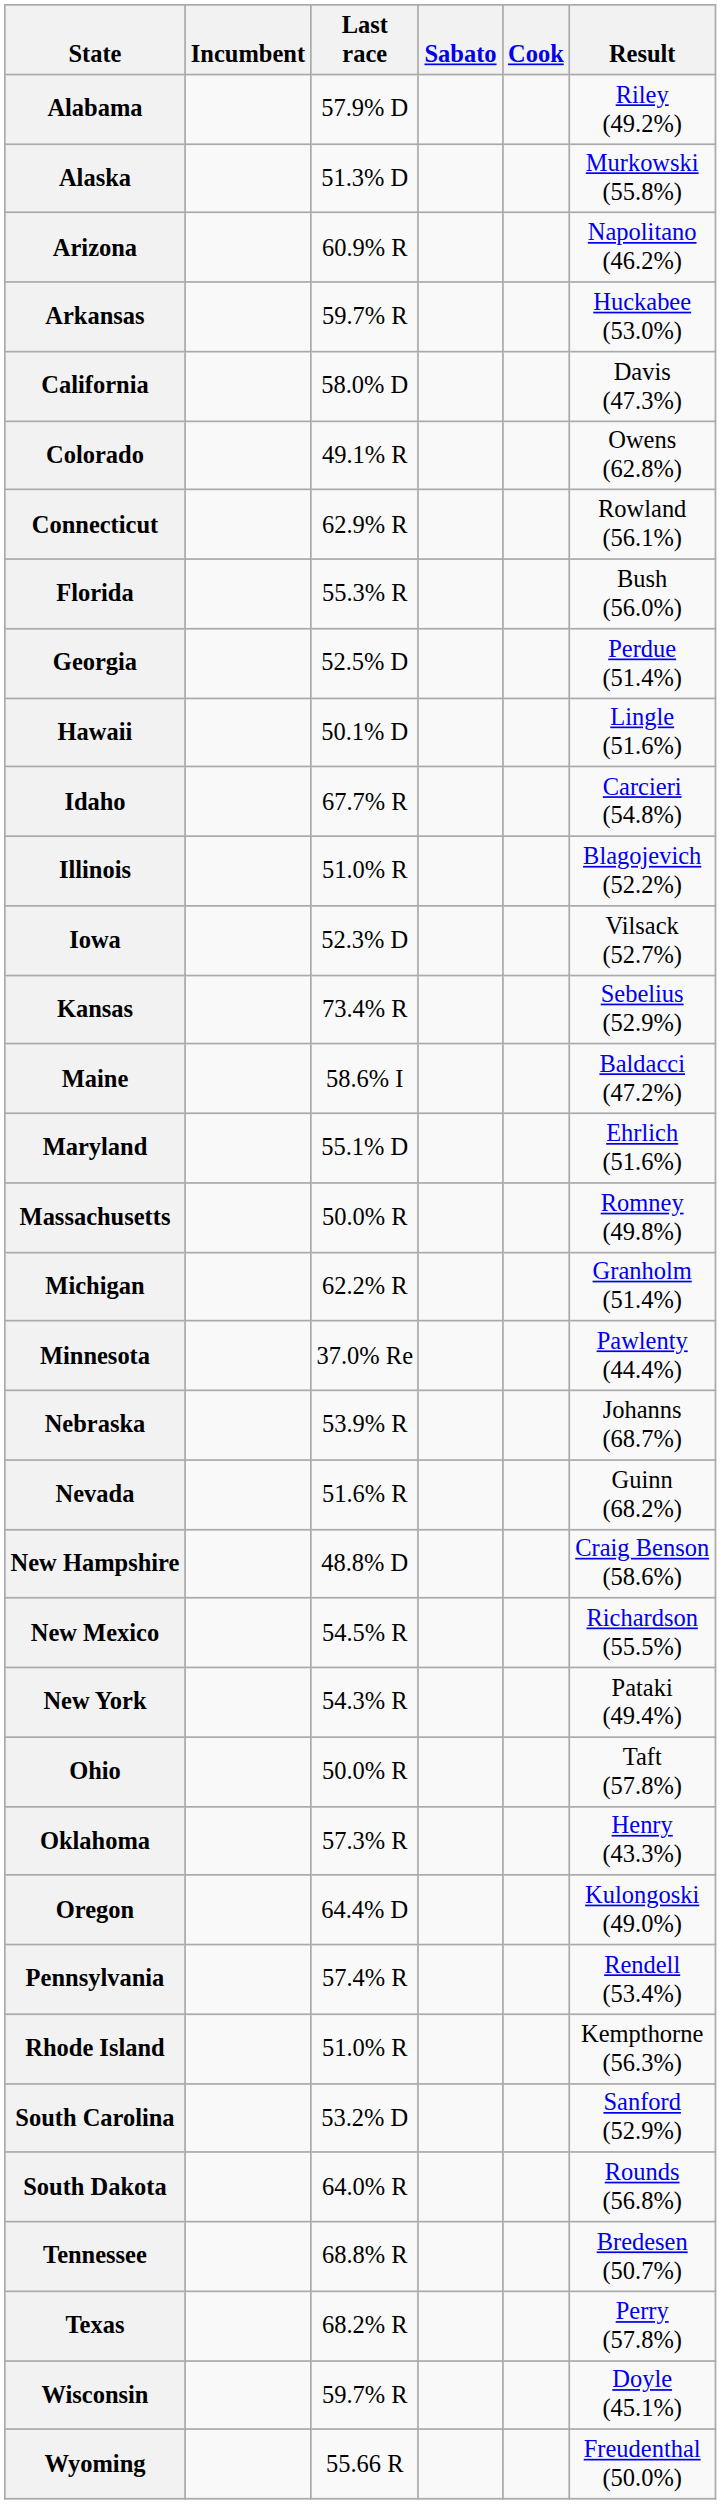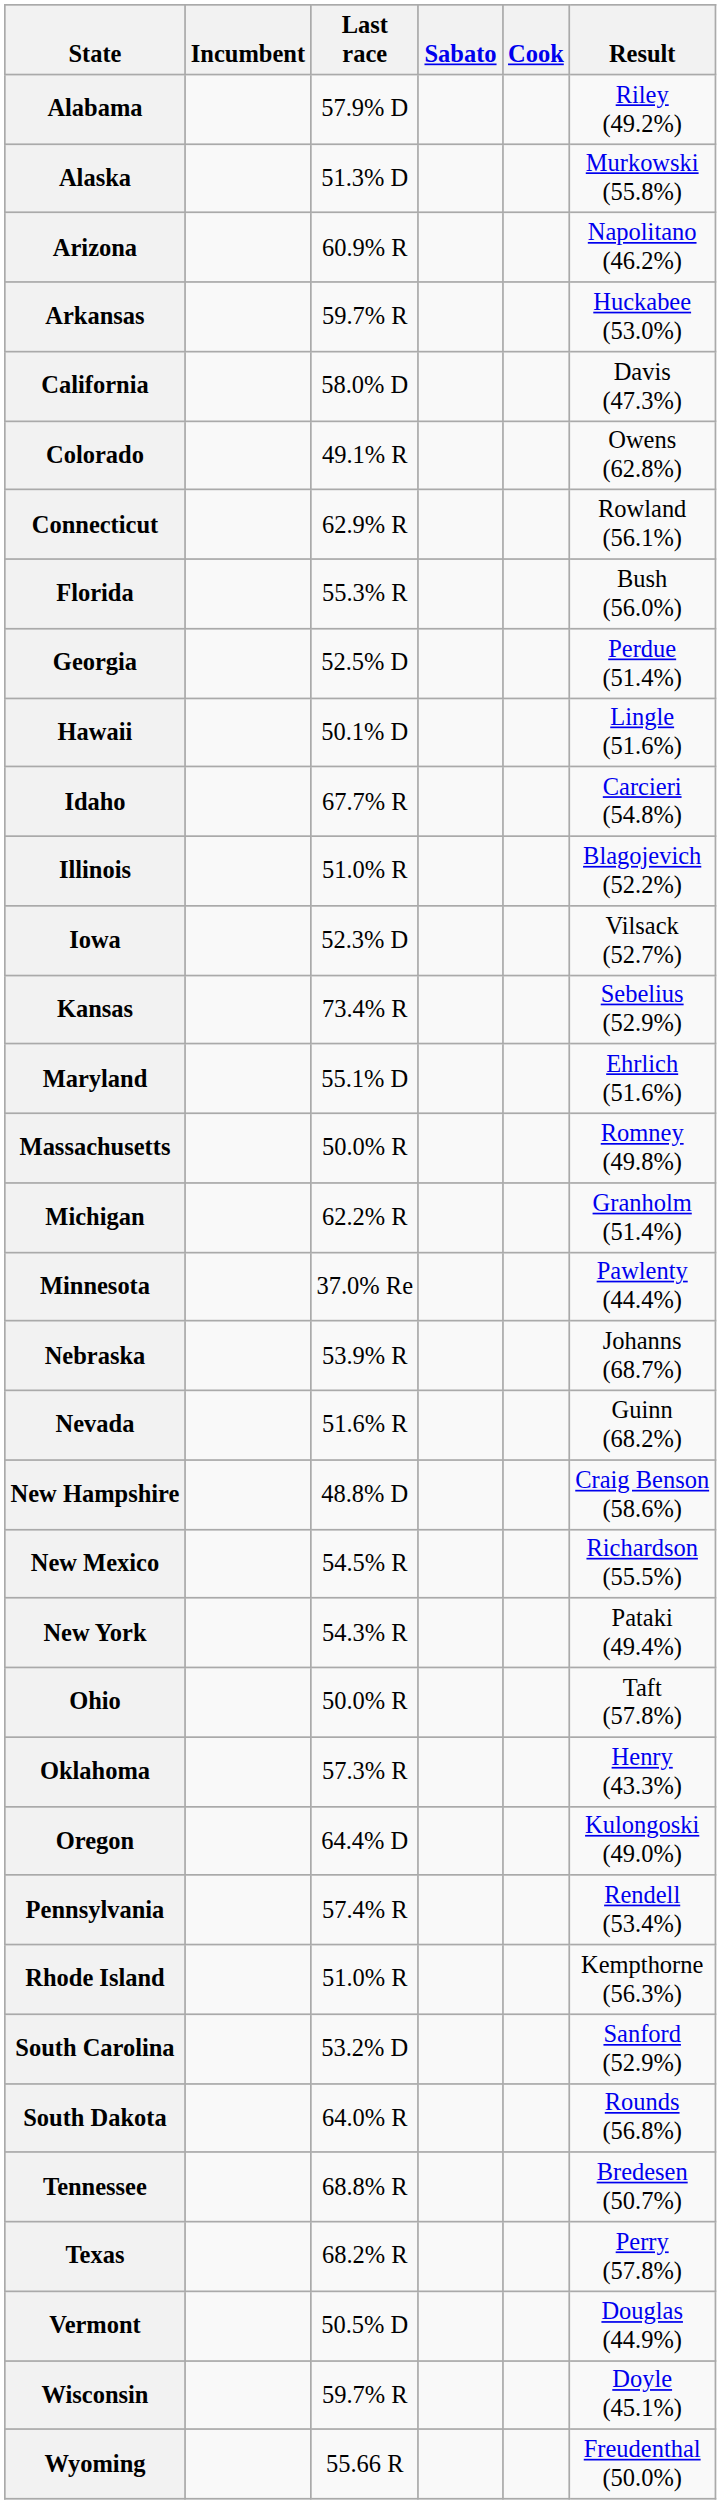- row: (95, 1078)
+ row: (95, 2325)
